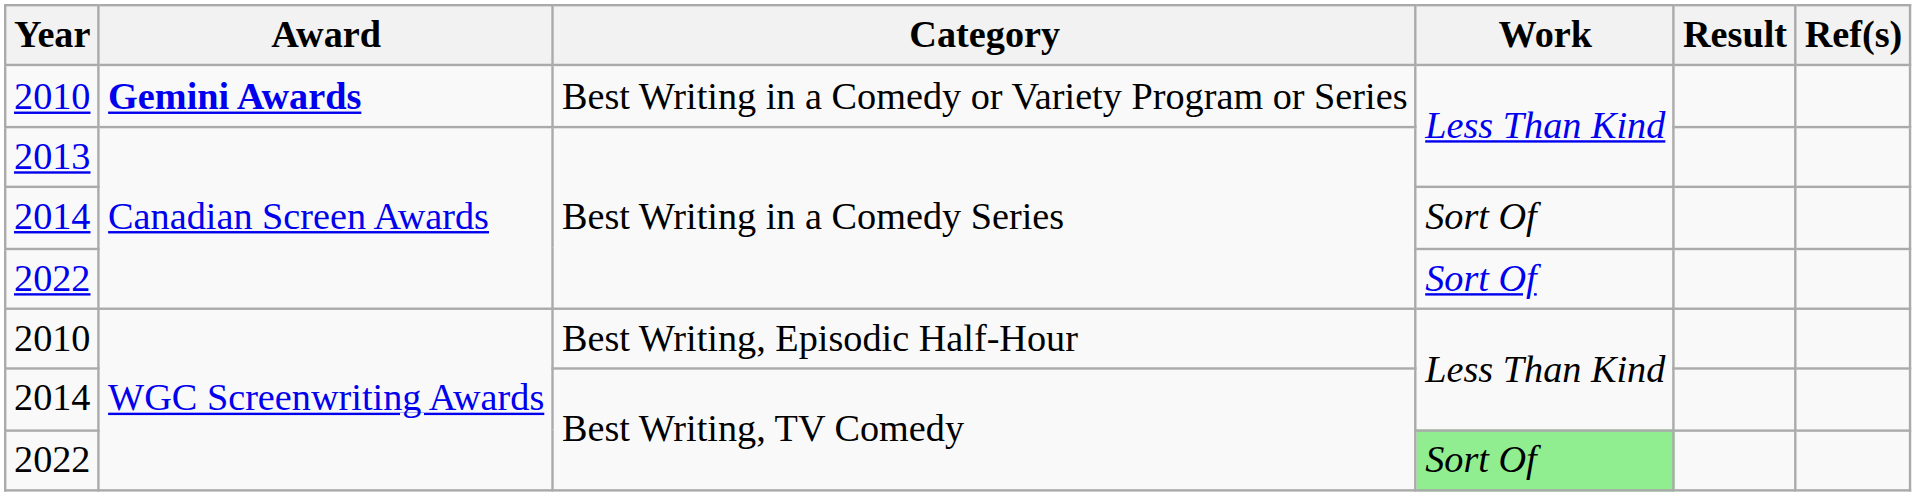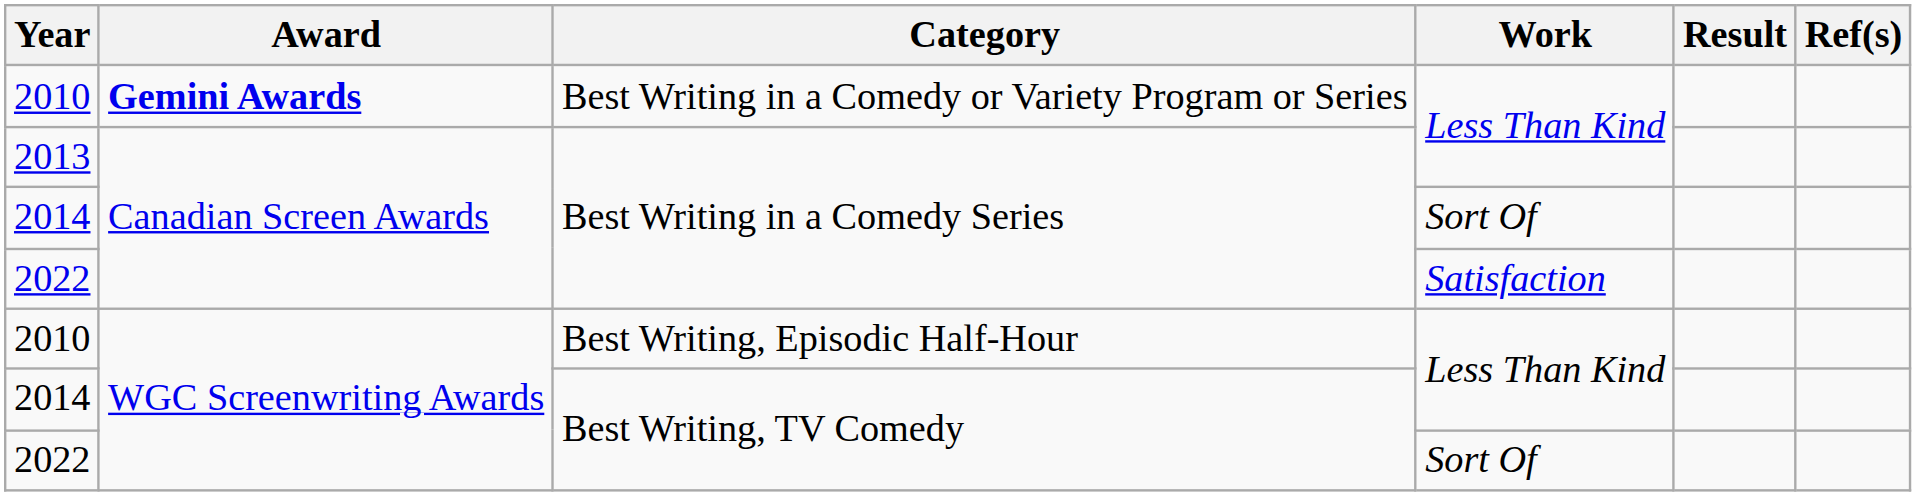(1481, 277) Sort Of -> (1515, 277) Satisfaction
(1481, 459) lightgreen background -> (1481, 459) no background
